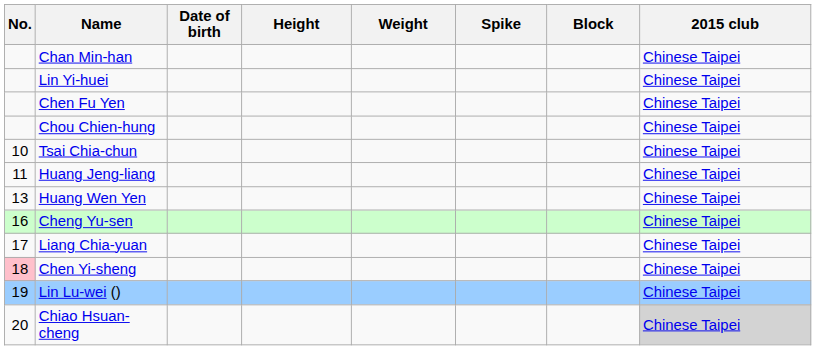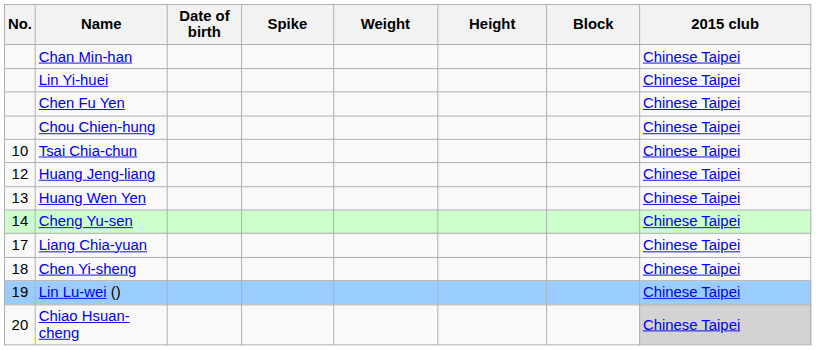columns swapped: (296, 24) <-> (501, 24)
(20, 174) 11 -> (20, 174) 12
(20, 221) 16 -> (20, 221) 14
(20, 269) pink background -> (20, 269) no background
